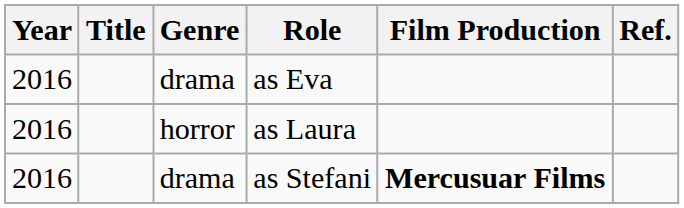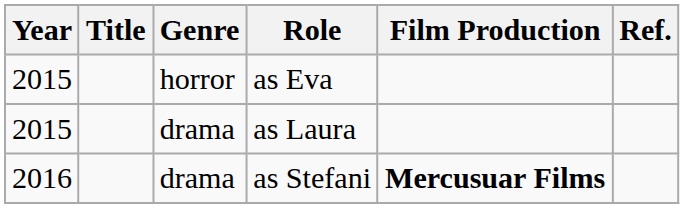(42, 79) 2016 -> (42, 79) 2015
(197, 79) drama -> (197, 79) horror
(42, 128) 2016 -> (42, 128) 2015
(197, 128) horror -> (197, 128) drama
